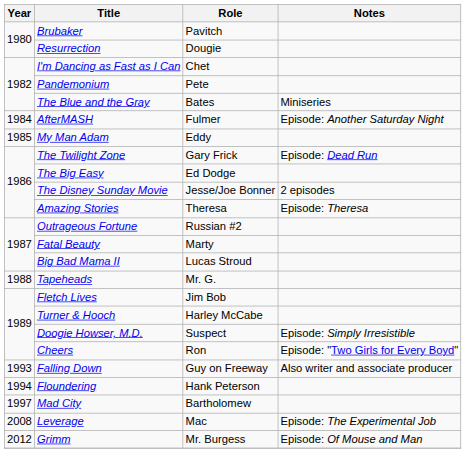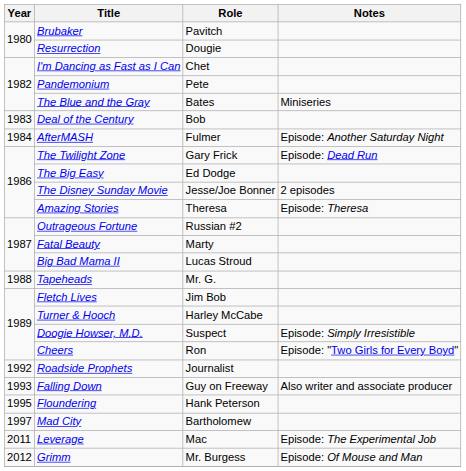+ row: (85, 119)
- row: (73, 137)
+ row: (85, 368)
(19, 386) 1994 -> (19, 404) 1995
(19, 421) 2008 -> (19, 439) 2011
